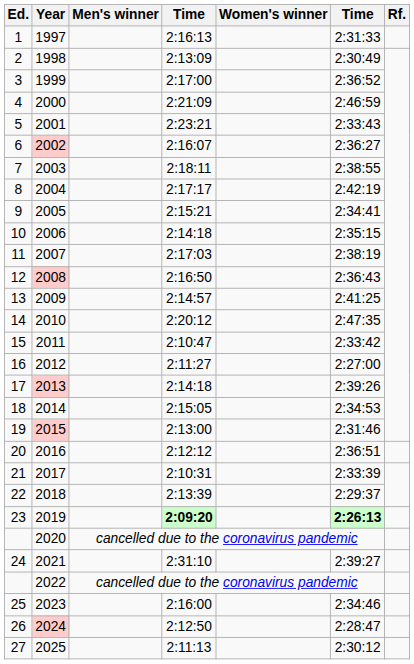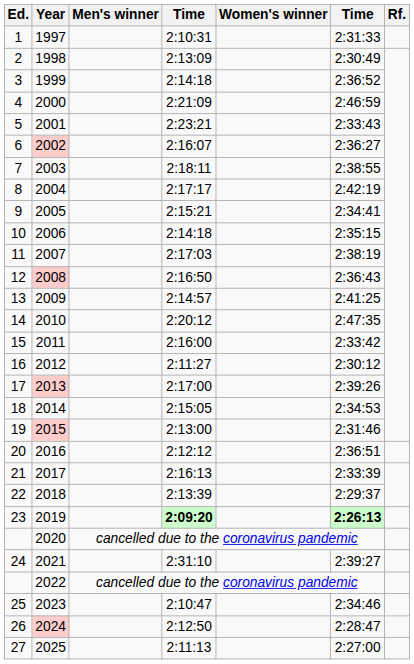(189, 37) 2:16:13 -> (189, 37) 2:10:31
(189, 80) 2:17:00 -> (189, 80) 2:14:18
(189, 342) 2:10:47 -> (189, 342) 2:16:00
(358, 364) 2:27:00 -> (358, 364) 2:30:12
(189, 386) 2:14:18 -> (189, 386) 2:17:00
(189, 473) 2:10:31 -> (189, 473) 2:16:13
(189, 604) 2:16:00 -> (189, 604) 2:10:47
(358, 648) 2:30:12 -> (358, 648) 2:27:00
